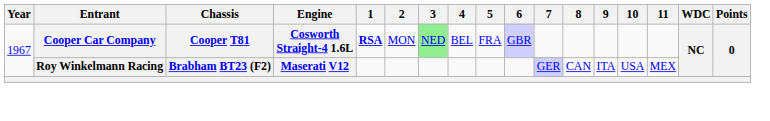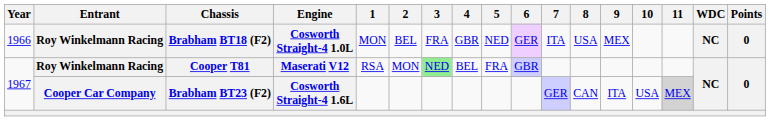+ row: (220, 41)
(100, 41) Cooper Car Company -> (100, 67) Roy Winkelmann Racing
(315, 41) Cosworth Straight-4 1.6L -> (315, 67) Maserati V12
(371, 41) bold -> (372, 67) normal
(100, 67) Roy Winkelmann Racing -> (100, 93) Cooper Car Company
(315, 67) Maserati V12 -> (315, 93) Cosworth Straight-4 1.6L
(663, 67) no background -> (678, 93) lightgrey background
